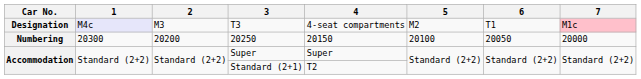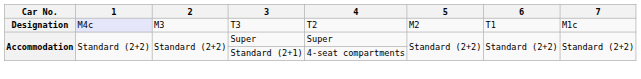(356, 25) 4-seat compartments -> (312, 25) T2
(570, 25) pink background -> (570, 25) no background
- row: (243, 39)
(312, 67) T2 -> (356, 53) 4-seat compartments
